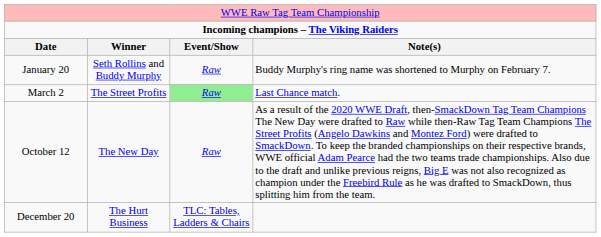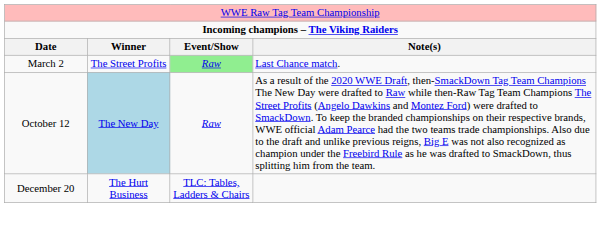- row: (46, 70)
(129, 152) no background -> (129, 123) lightblue background
